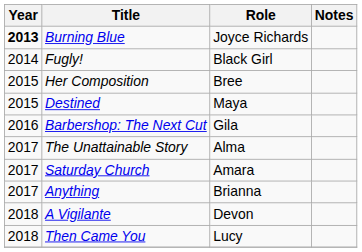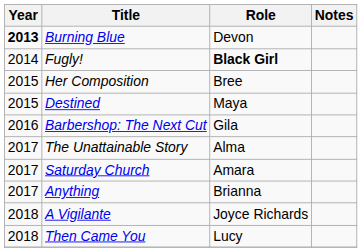(261, 37) Joyce Richards -> (233, 37) Devon
(243, 59) normal -> (246, 59) bold
(233, 214) Devon -> (261, 214) Joyce Richards
